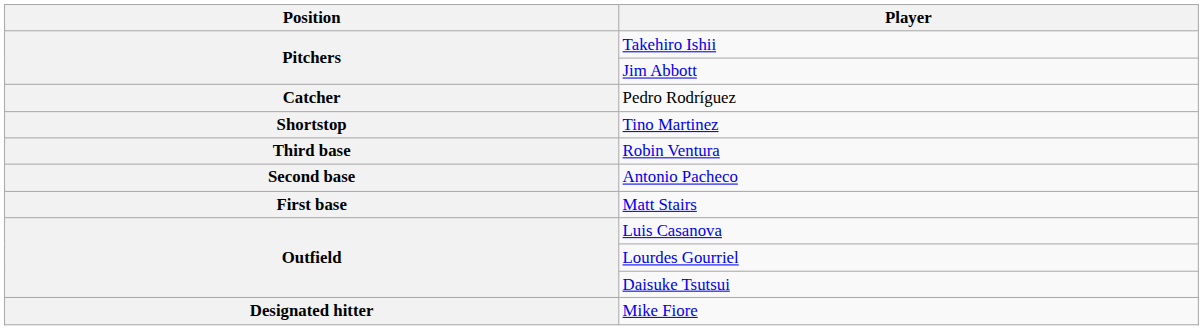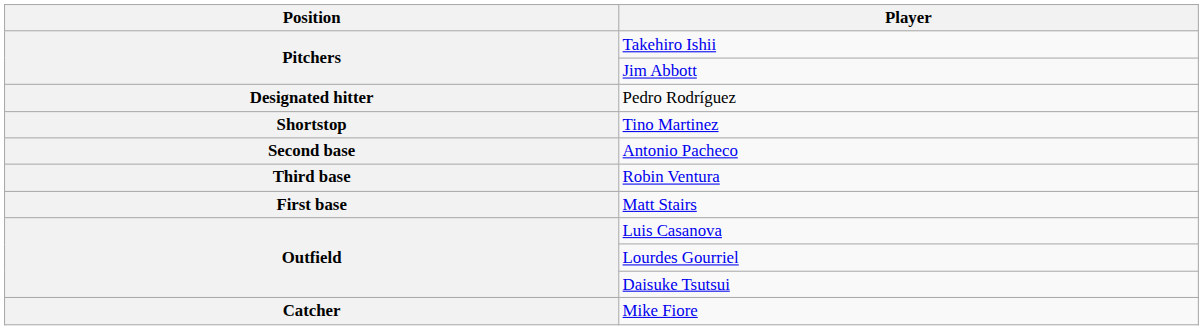(312, 97) Catcher -> (312, 97) Designated hitter
rows swapped: (680, 177) <-> (671, 151)
(312, 310) Designated hitter -> (312, 310) Catcher
